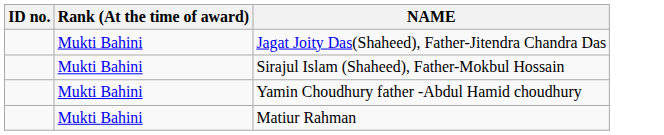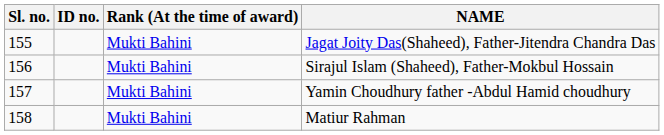+ column: (29, 17)
